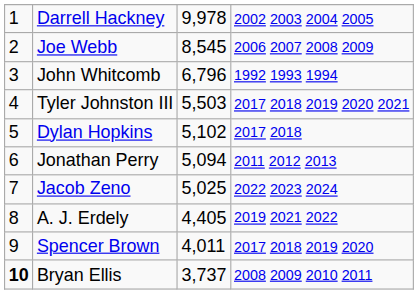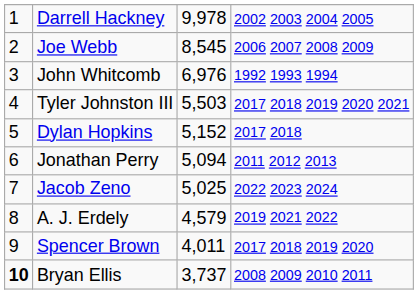(204, 75) 6,796 -> (204, 75) 6,976
(204, 132) 5,102 -> (204, 132) 5,152
(204, 217) 4,405 -> (204, 217) 4,579
